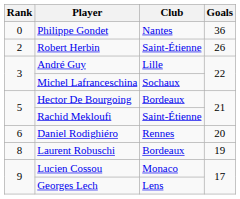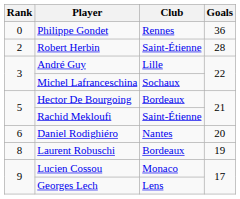(157, 30) Nantes -> (158, 30) Rennes
(220, 47) 26 -> (220, 47) 28
(158, 133) Rennes -> (157, 133) Nantes
